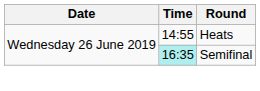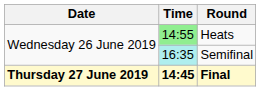(178, 34) no background -> (178, 34) lightgreen background
+ row: (215, 75)
